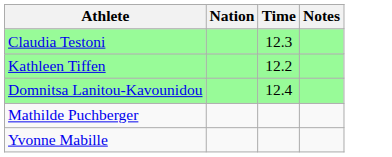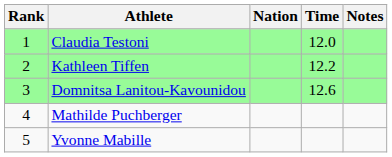+ column: (26, 16)
(279, 41) 12.3 -> (322, 41) 12.0
(279, 90) 12.4 -> (322, 90) 12.6
